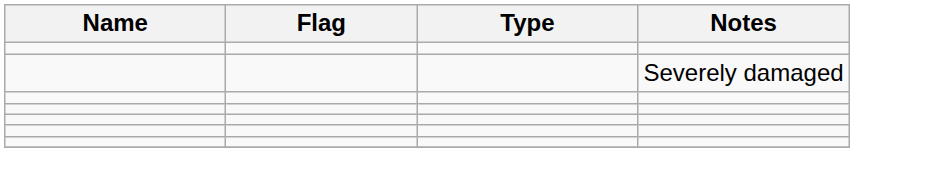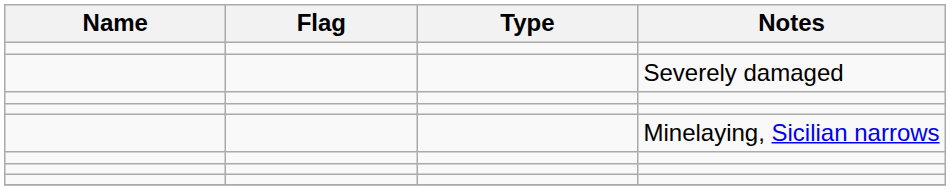+ row: (115, 133)
